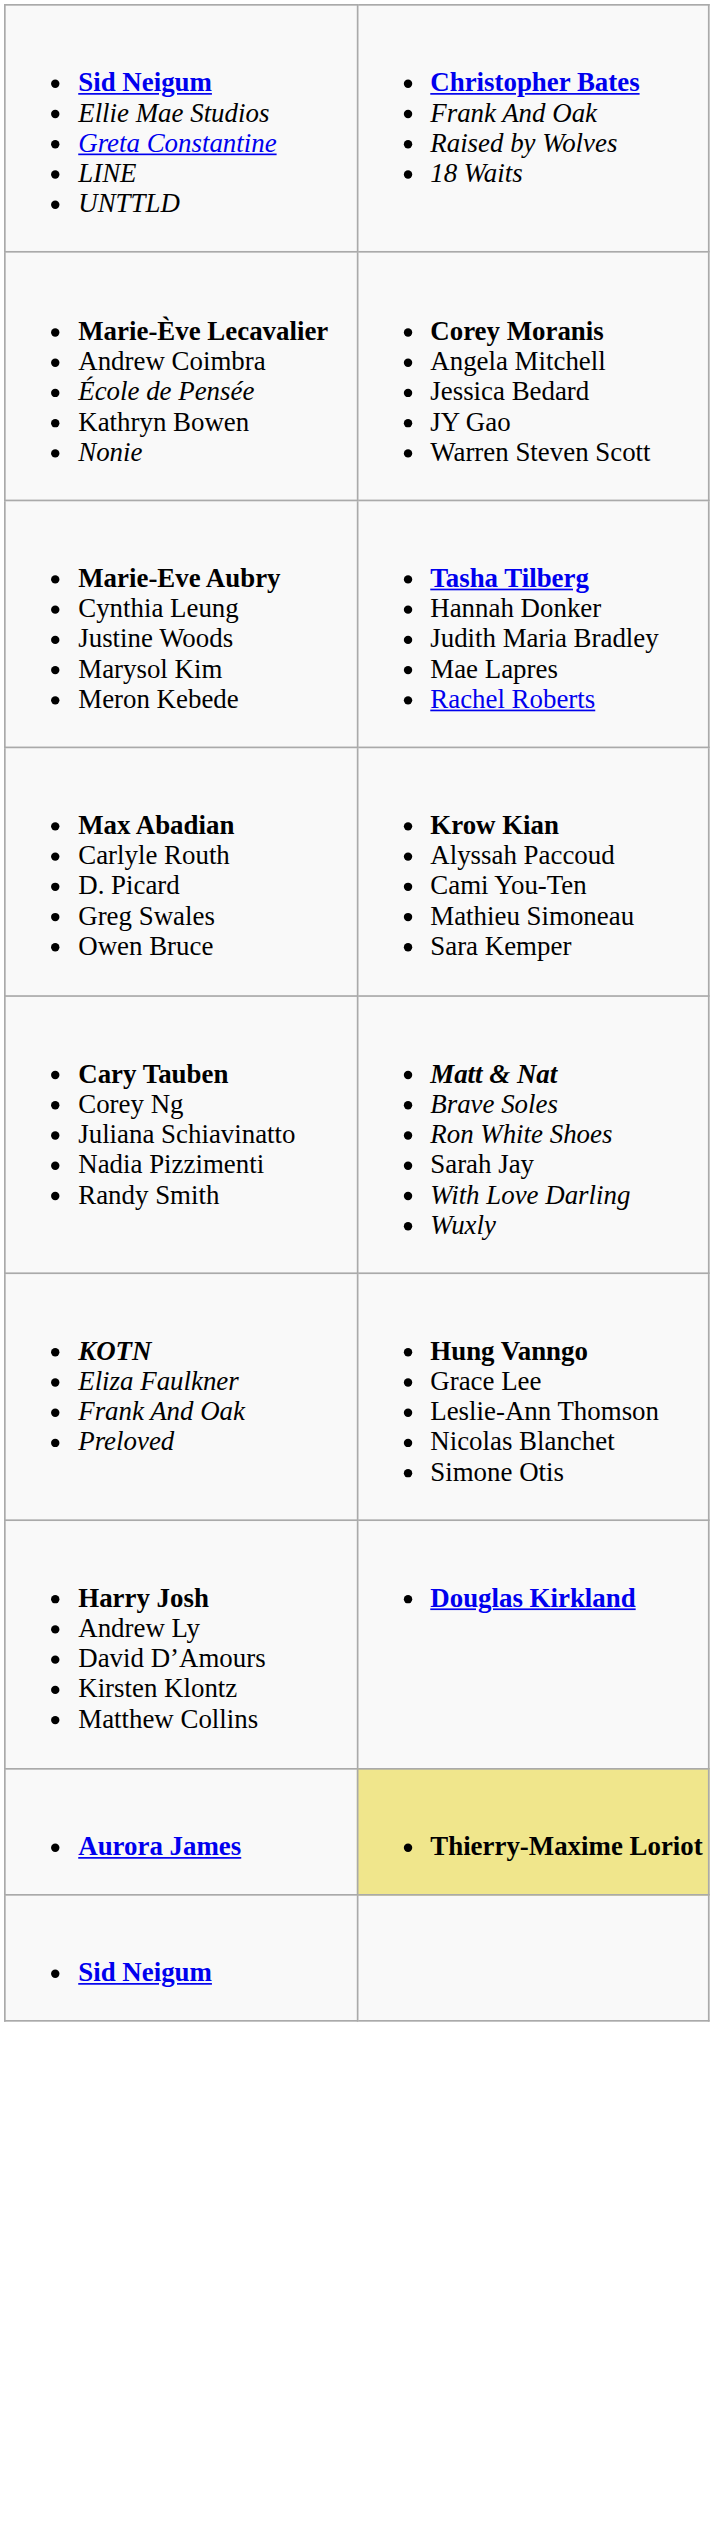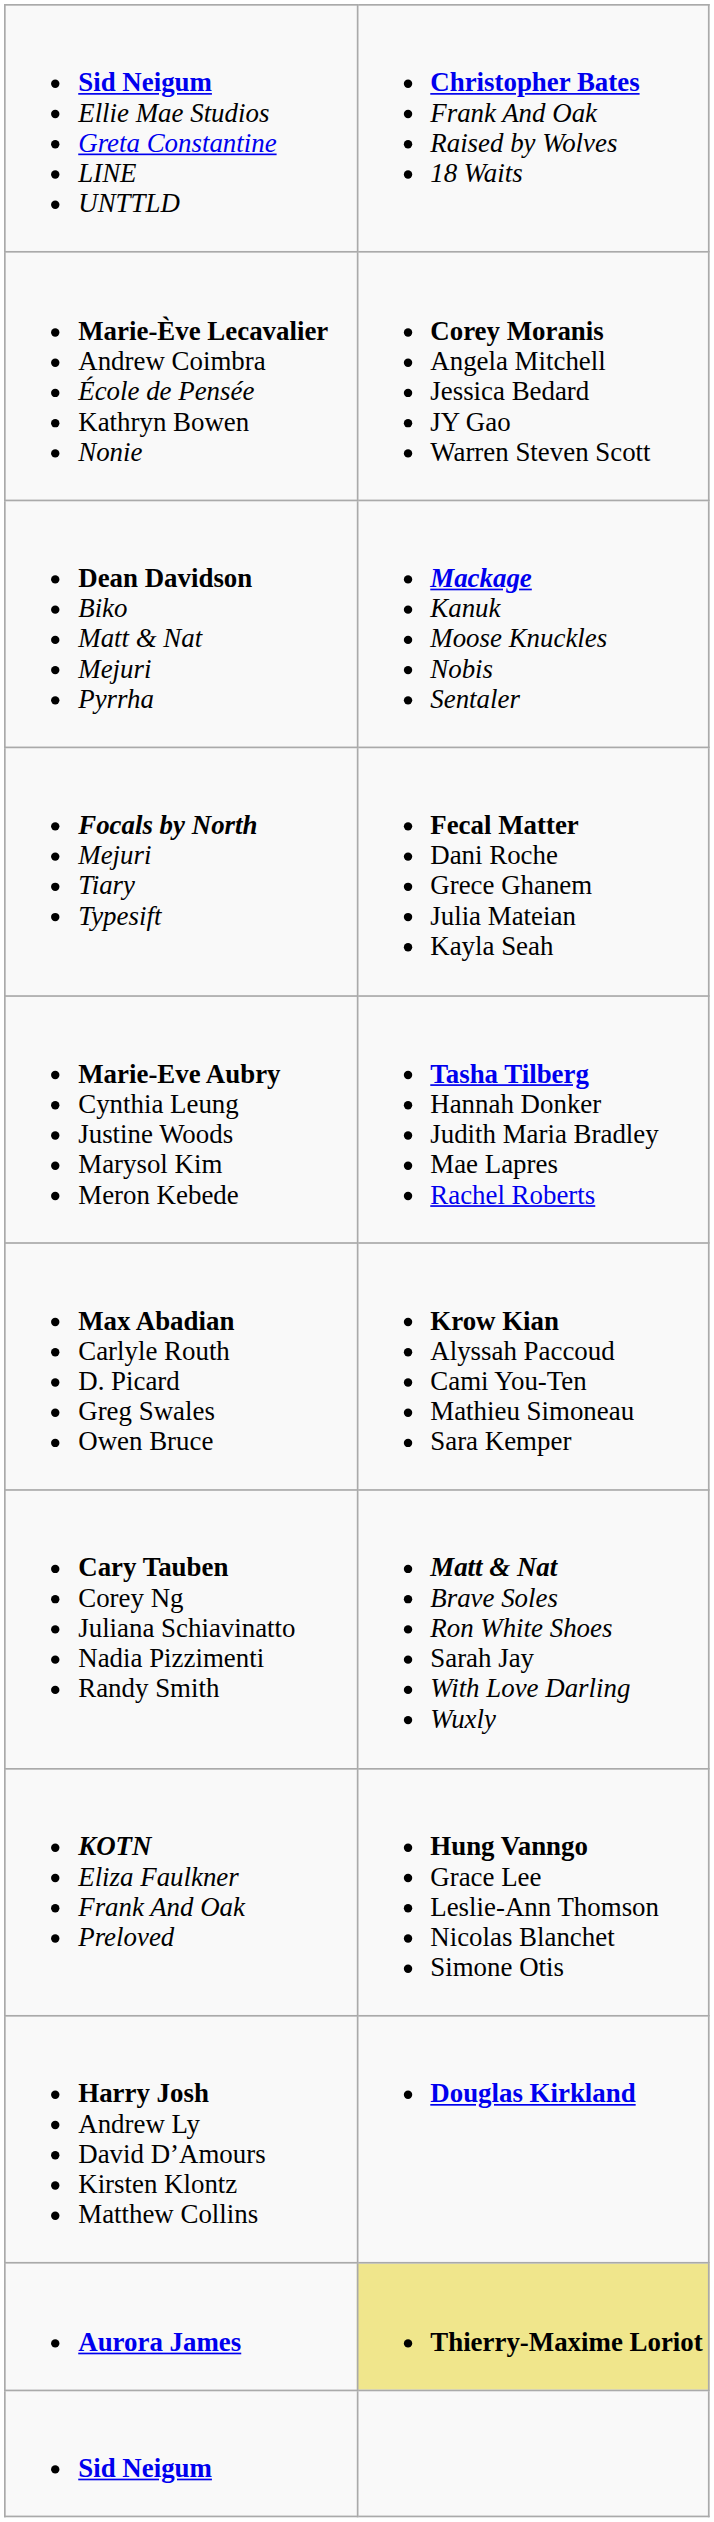+ row: (181, 639)
+ row: (181, 871)
